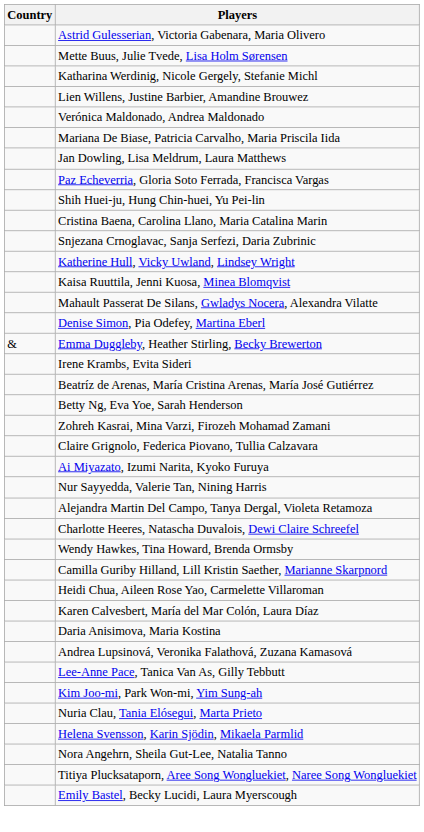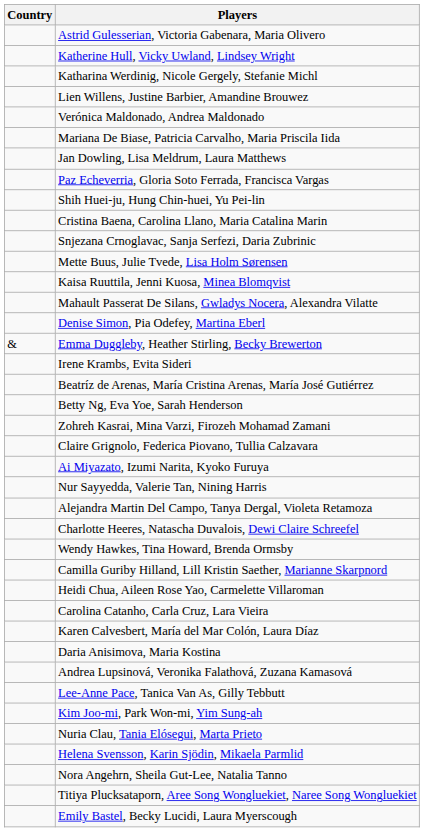rows swapped: (176, 261) <-> (173, 56)
+ row: (163, 610)
